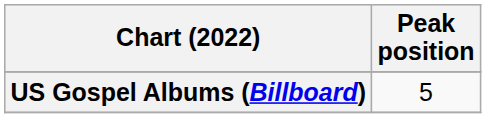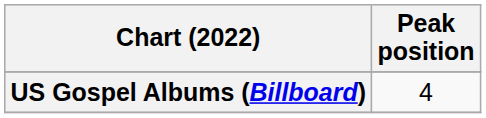(426, 91) 5 -> (426, 91) 4
